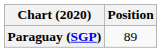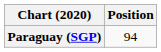(131, 36) 89 -> (131, 36) 94
